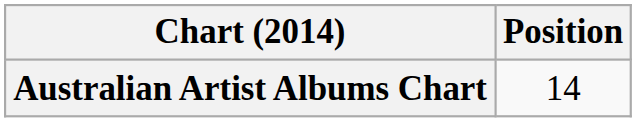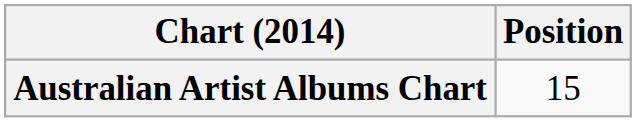(563, 87) 14 -> (563, 87) 15
